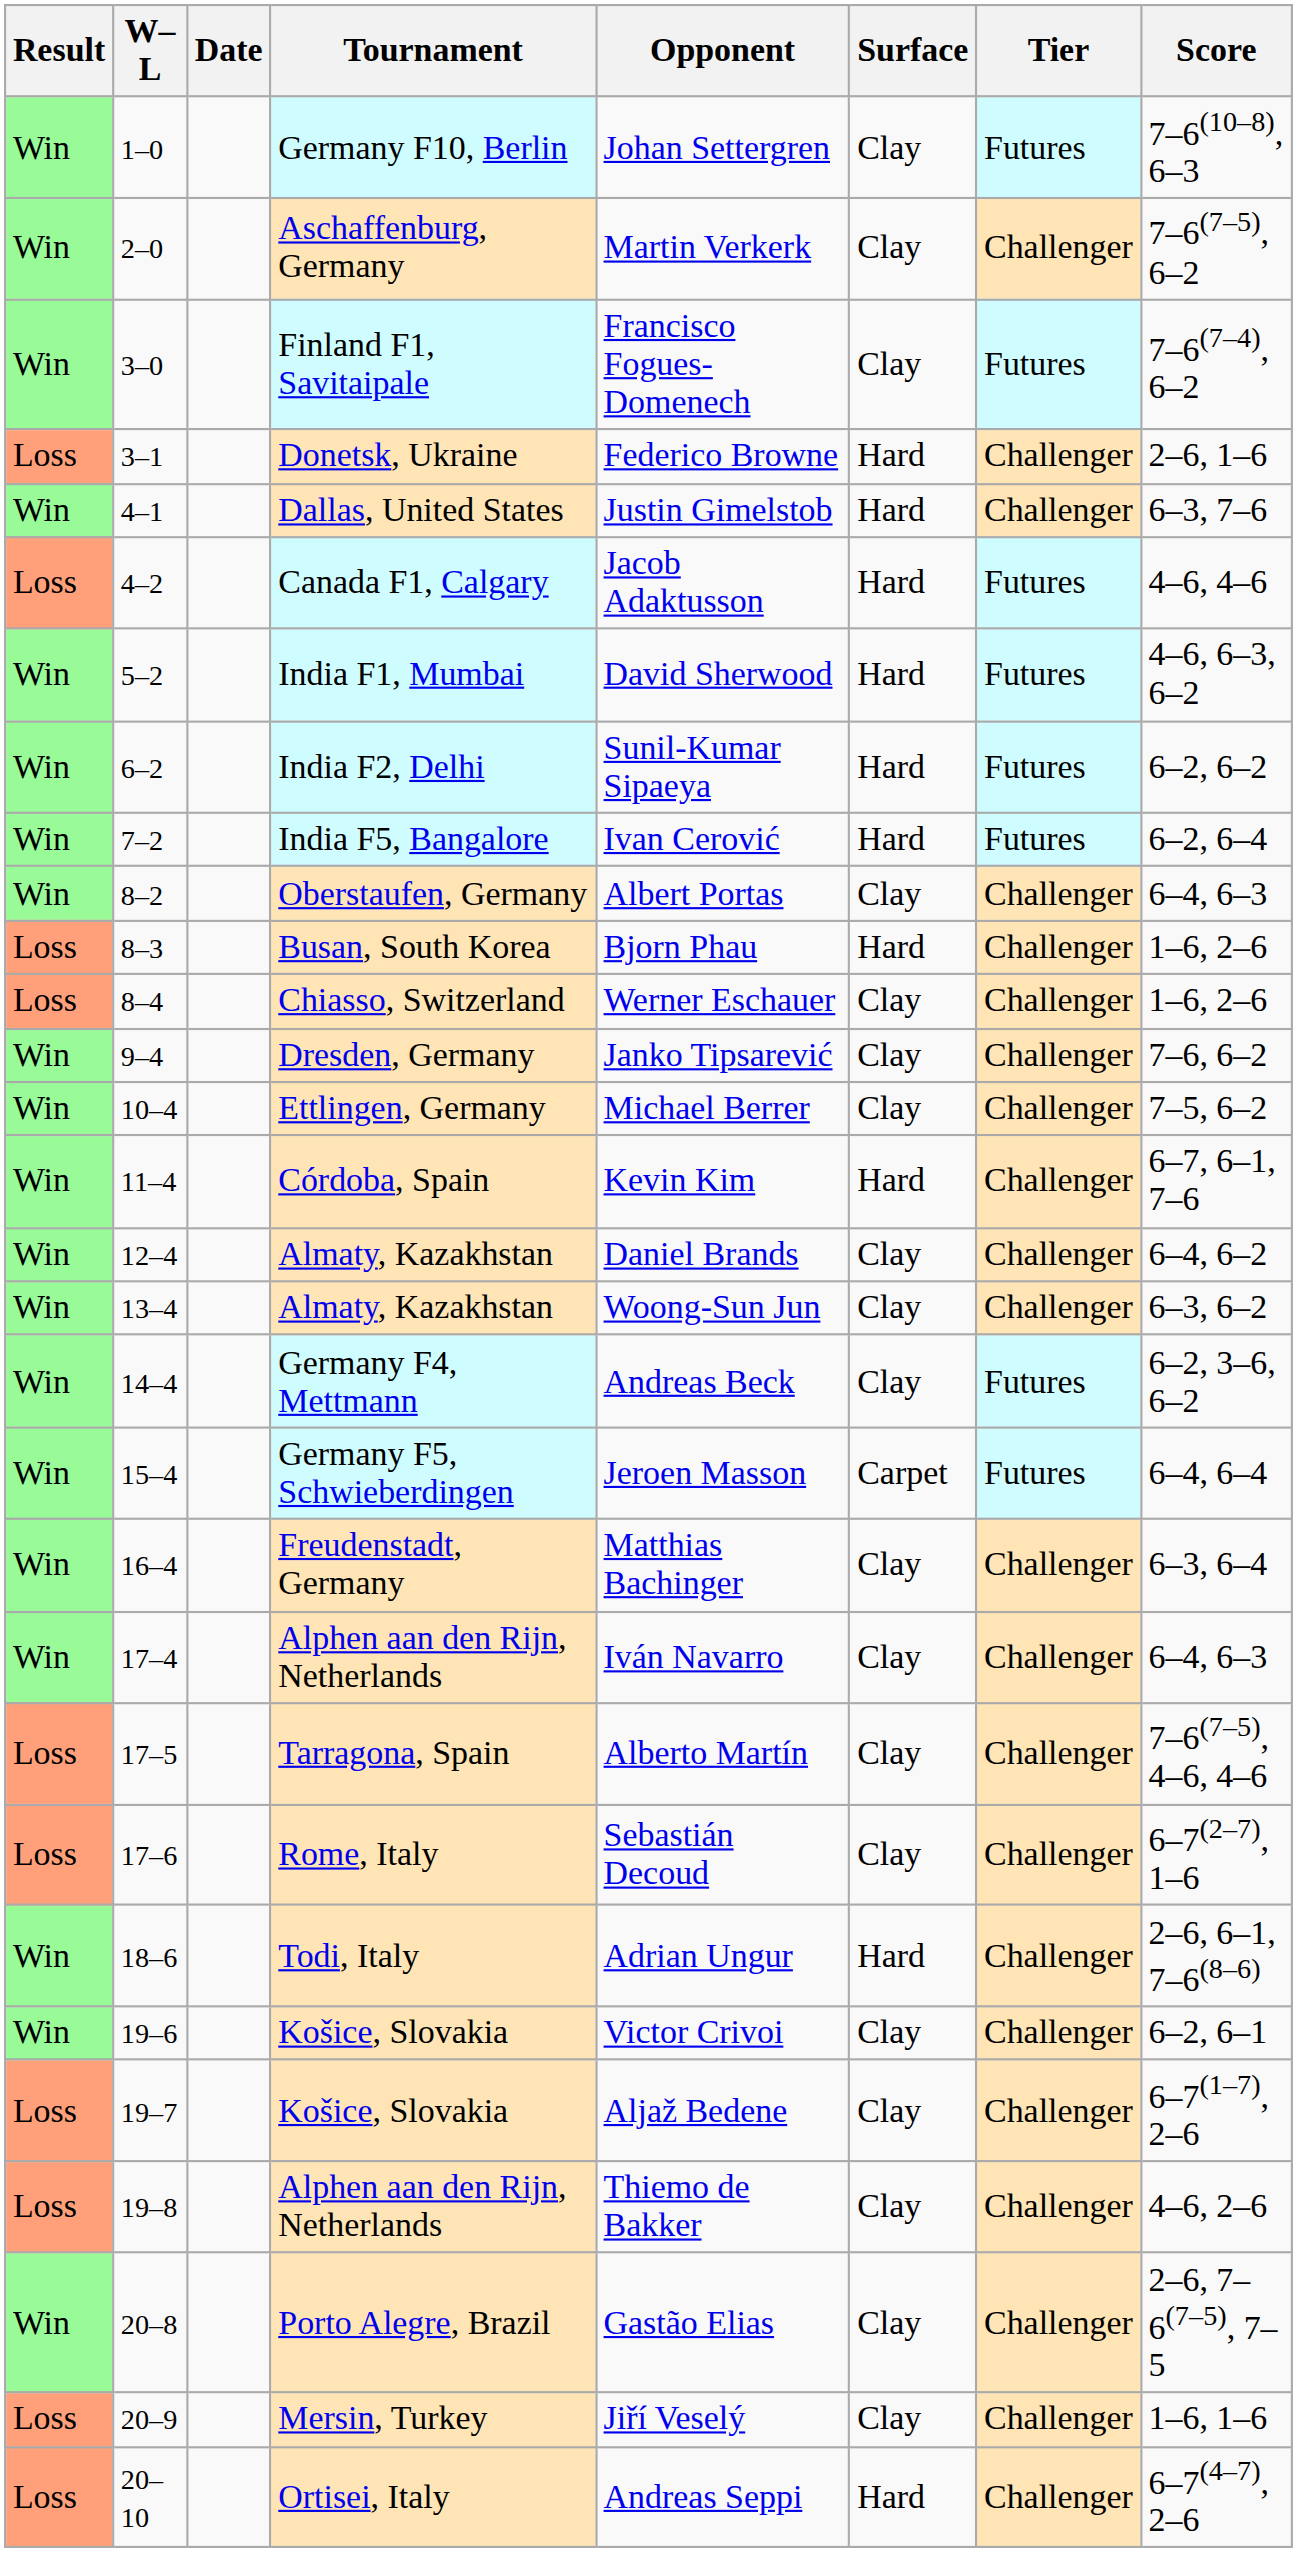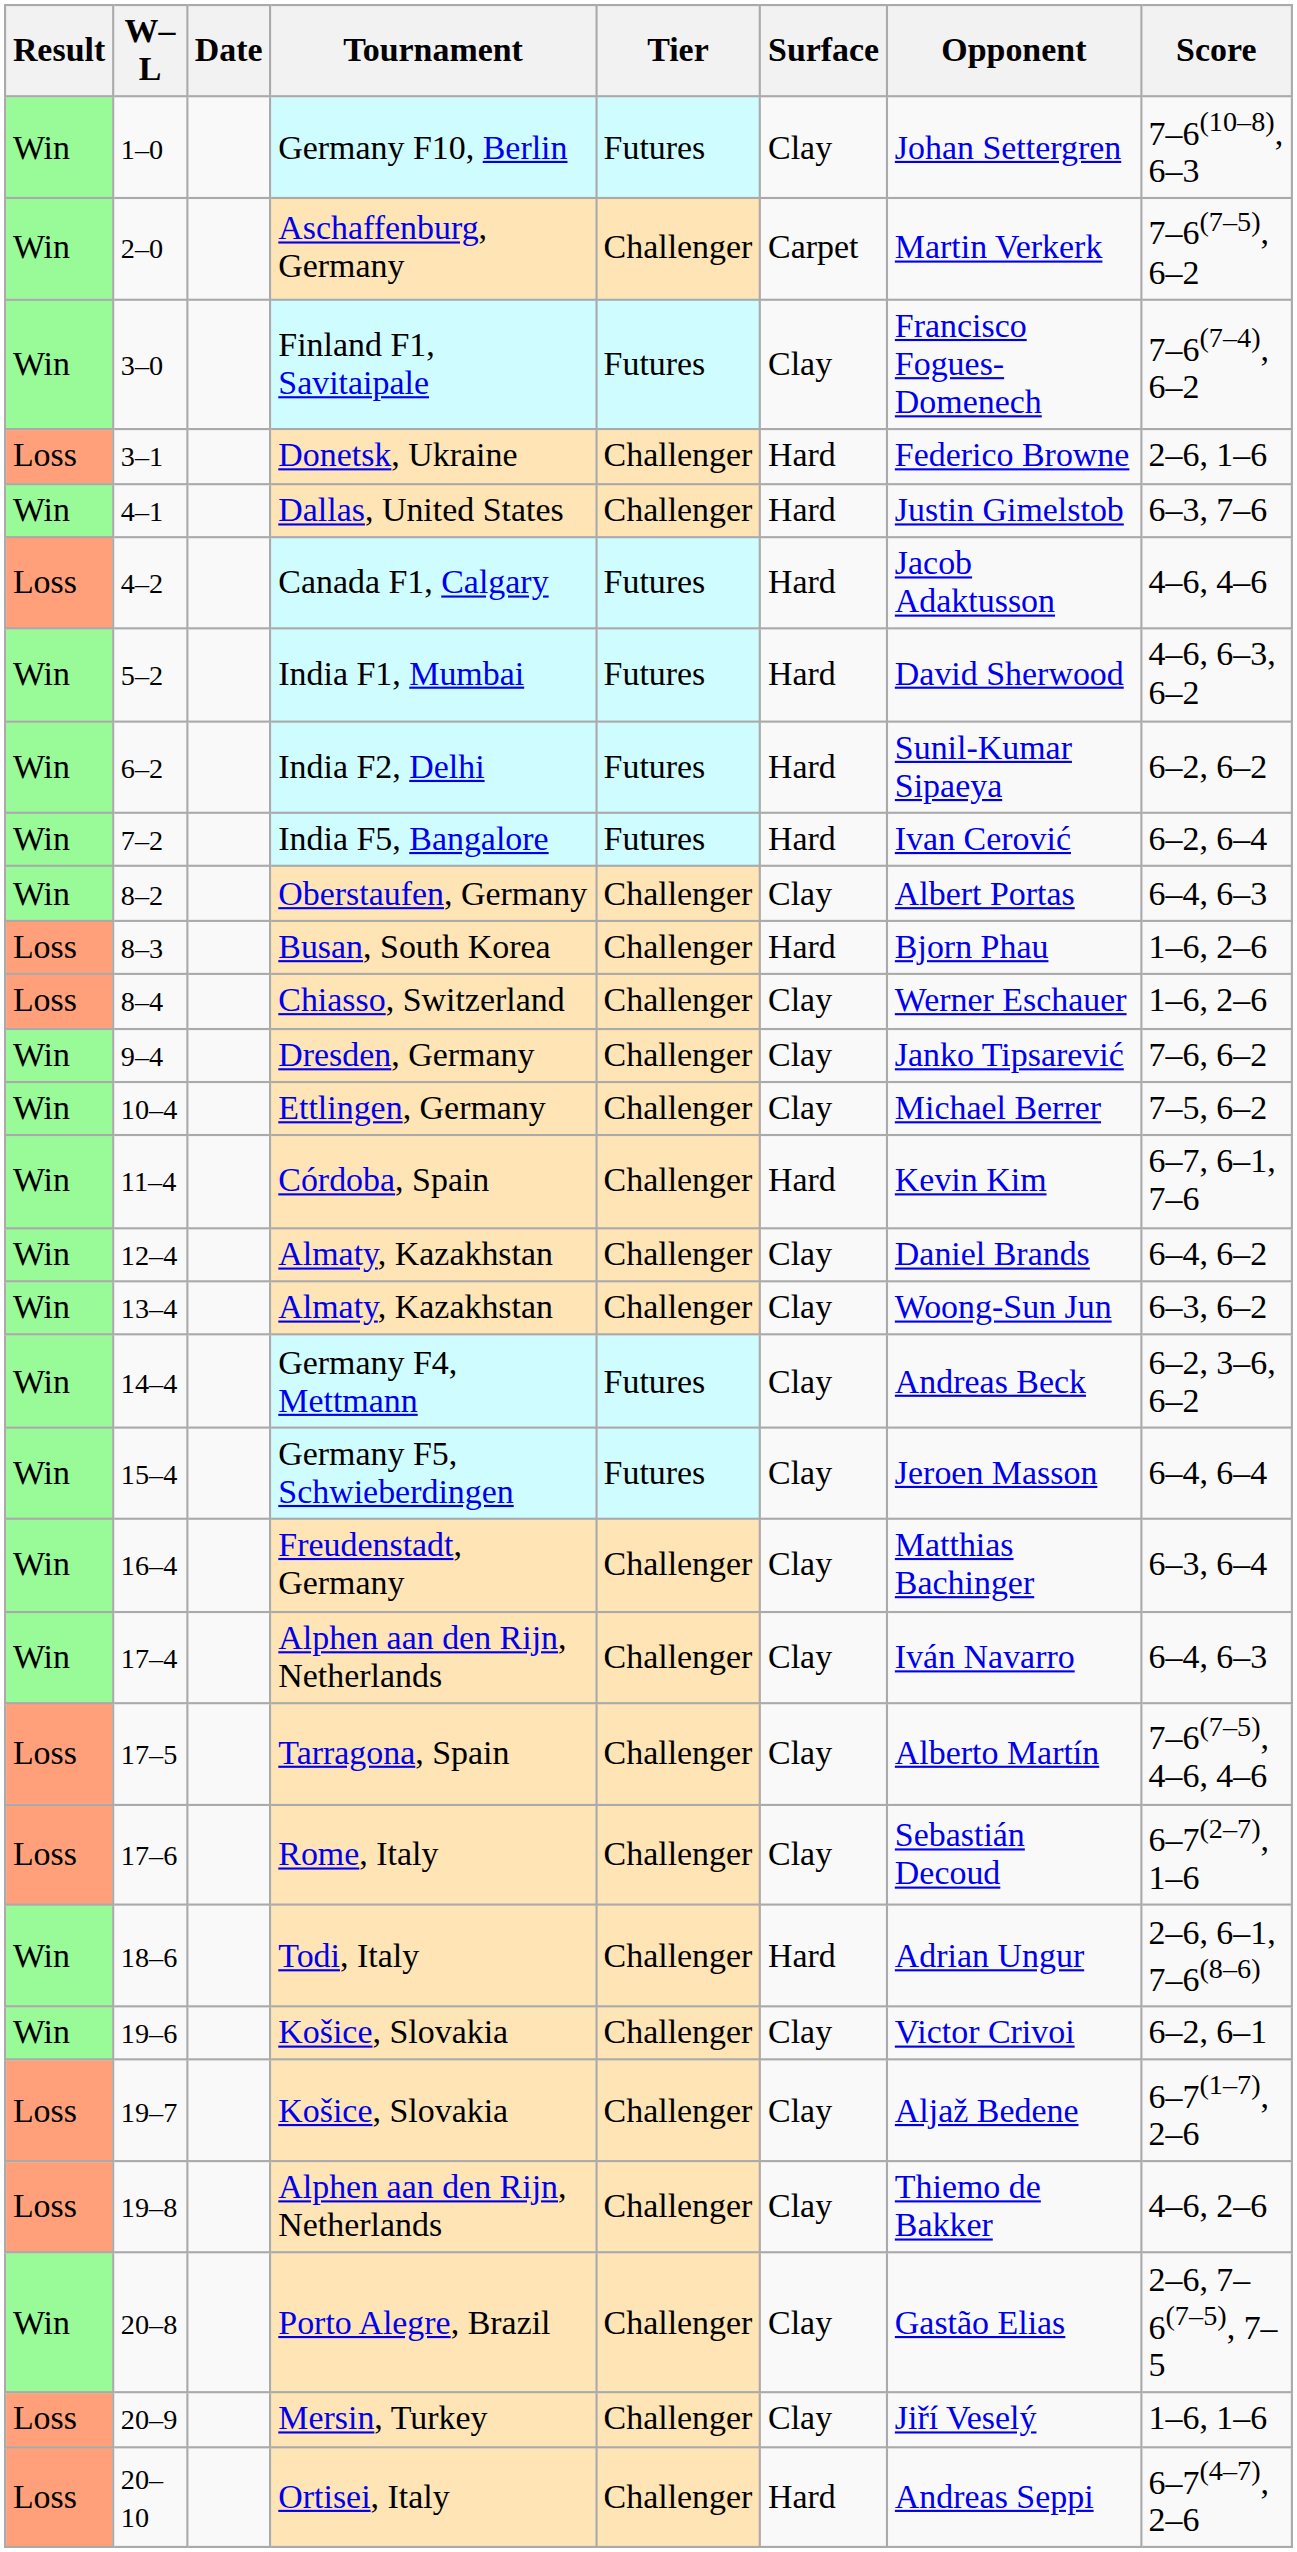columns swapped: (1058, 50) <-> (723, 50)
(889, 248) Clay -> (813, 248) Carpet
(902, 1472) Carpet -> (800, 1472) Clay
